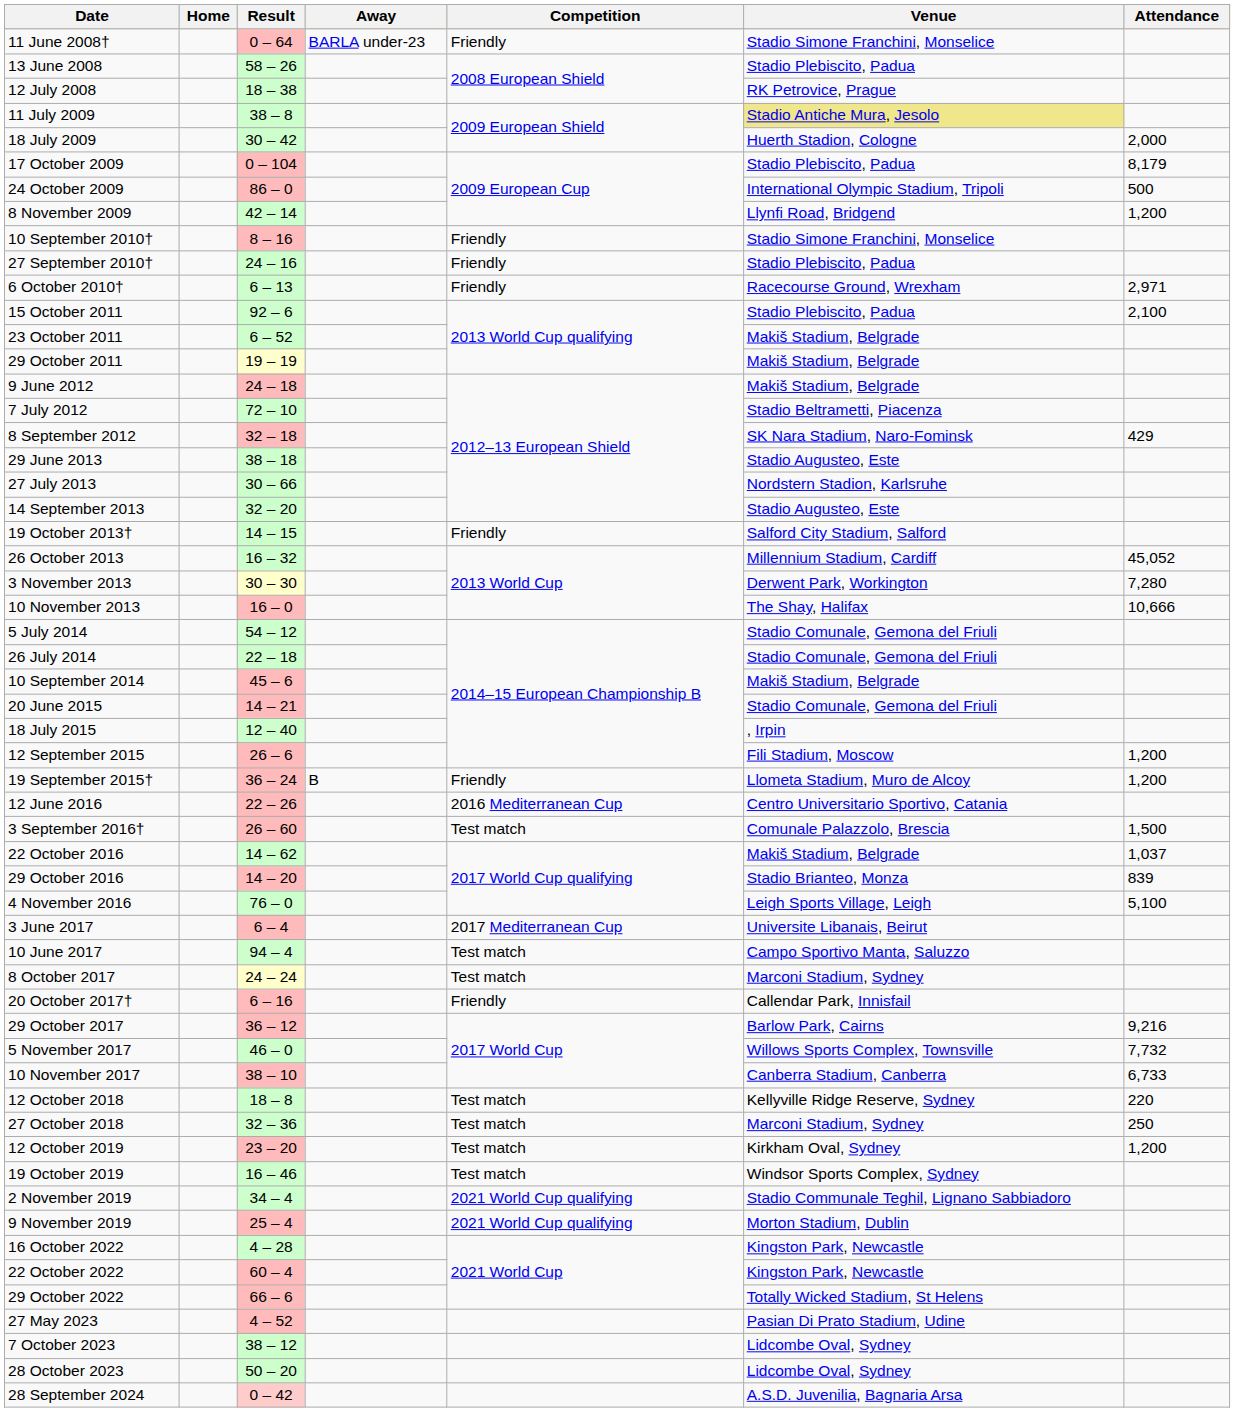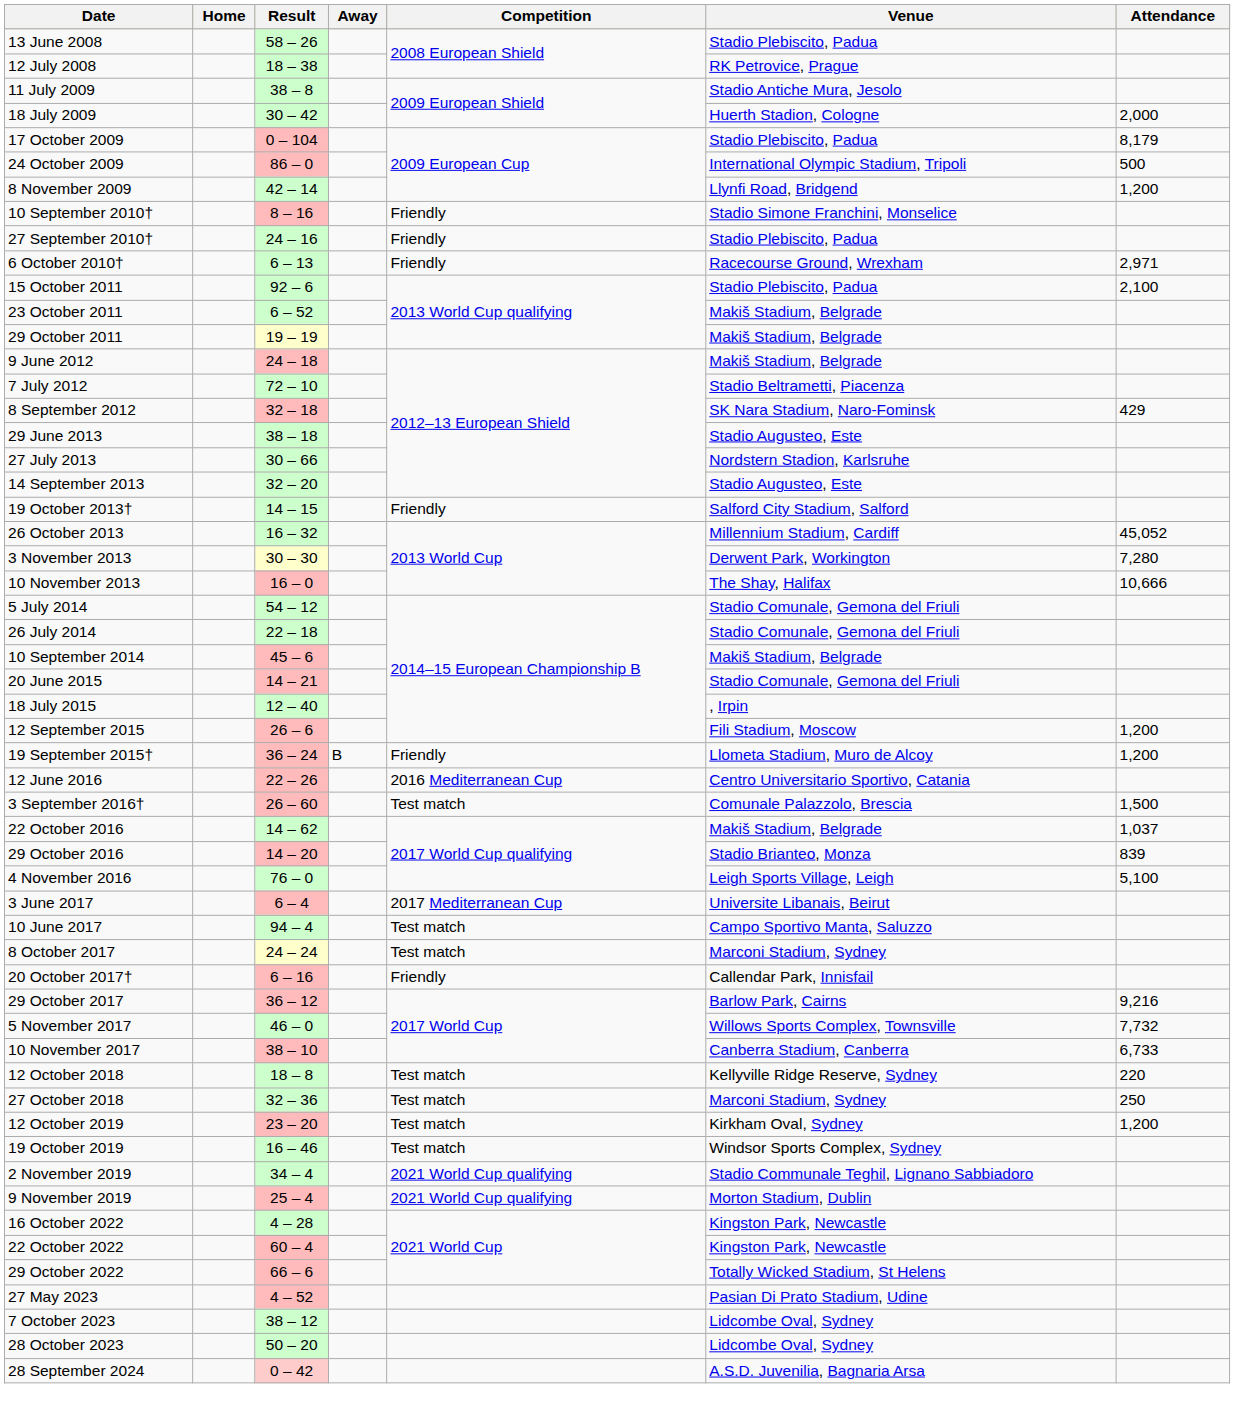- row: (59, 41)
(843, 115) khaki background -> (805, 90) no background
